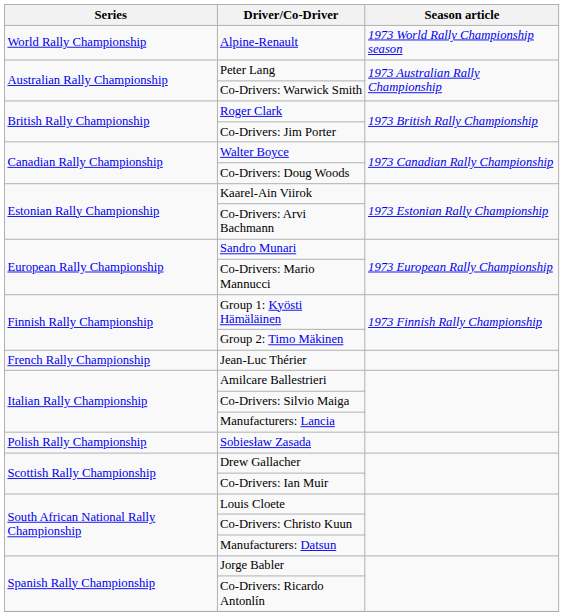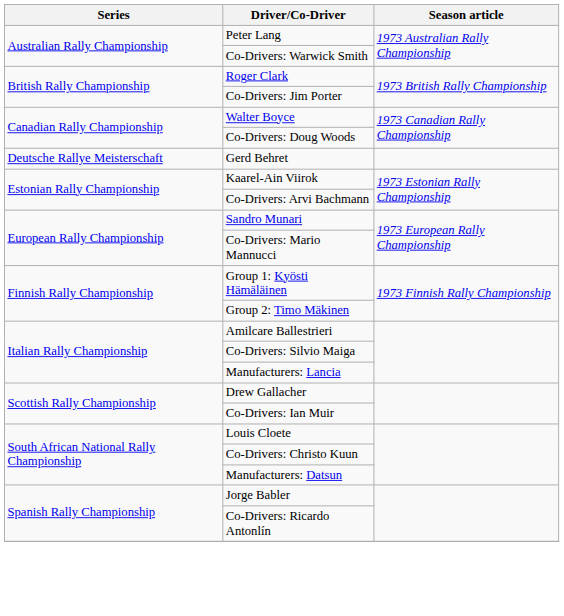- row: (259, 42)
+ row: (257, 158)
- row: (263, 360)
- row: (265, 442)
